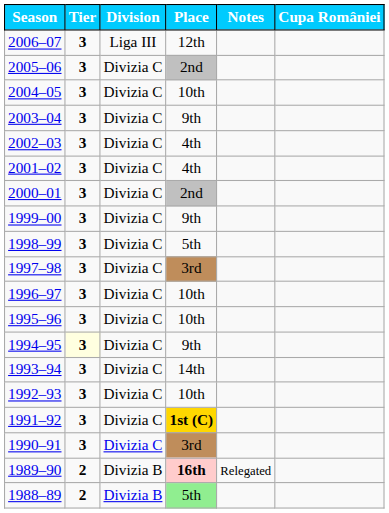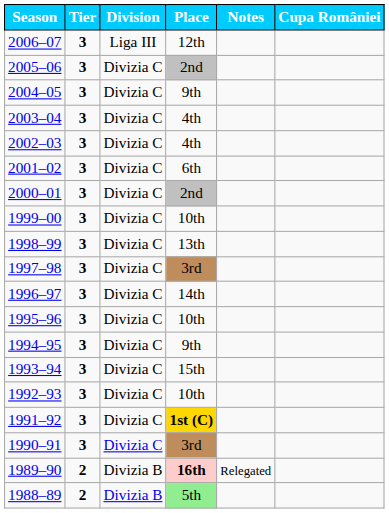(191, 93) 10th -> (191, 93) 9th
(191, 118) 9th -> (191, 118) 4th
(191, 168) 4th -> (191, 168) 6th
(191, 218) 9th -> (191, 218) 10th
(191, 244) 5th -> (191, 244) 13th
(191, 294) 10th -> (191, 294) 14th
(82, 344) lightyellow background -> (82, 344) no background
(191, 369) 14th -> (191, 369) 15th
